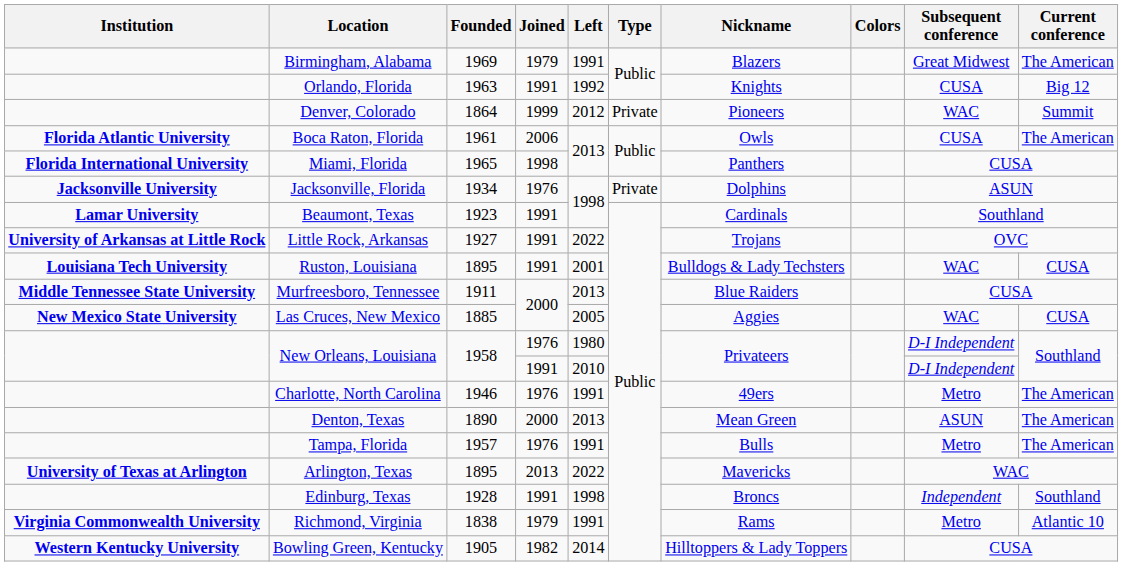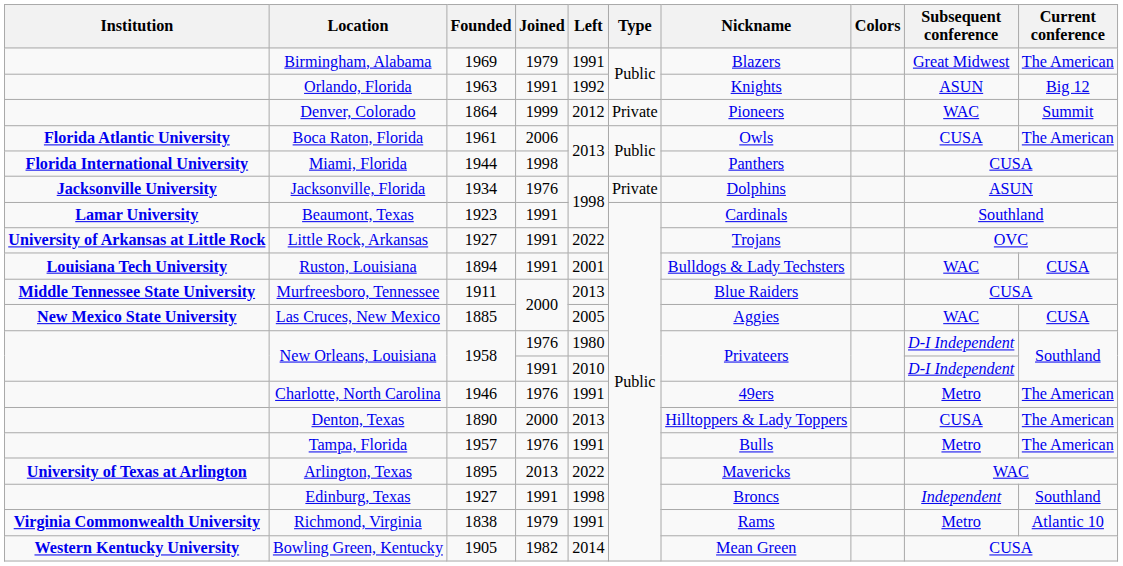(961, 86) CUSA -> (961, 86) ASUN
(481, 163) 1965 -> (481, 163) 1944
(481, 266) 1895 -> (481, 266) 1894
(756, 419) Mean Green -> (756, 419) Hilltoppers & Lady Toppers
(961, 419) ASUN -> (961, 419) CUSA
(481, 496) 1928 -> (481, 496) 1927
(756, 548) Hilltoppers & Lady Toppers -> (756, 548) Mean Green
